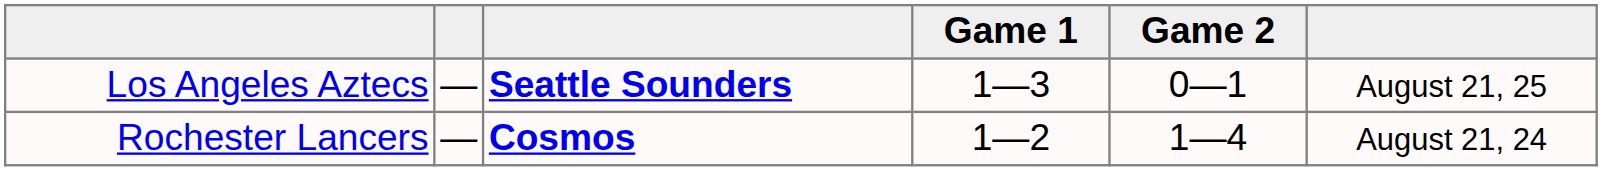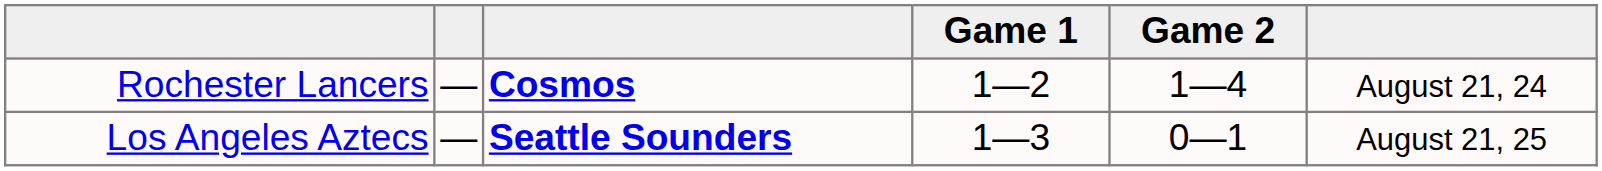rows swapped: (268, 84) <-> (273, 137)
